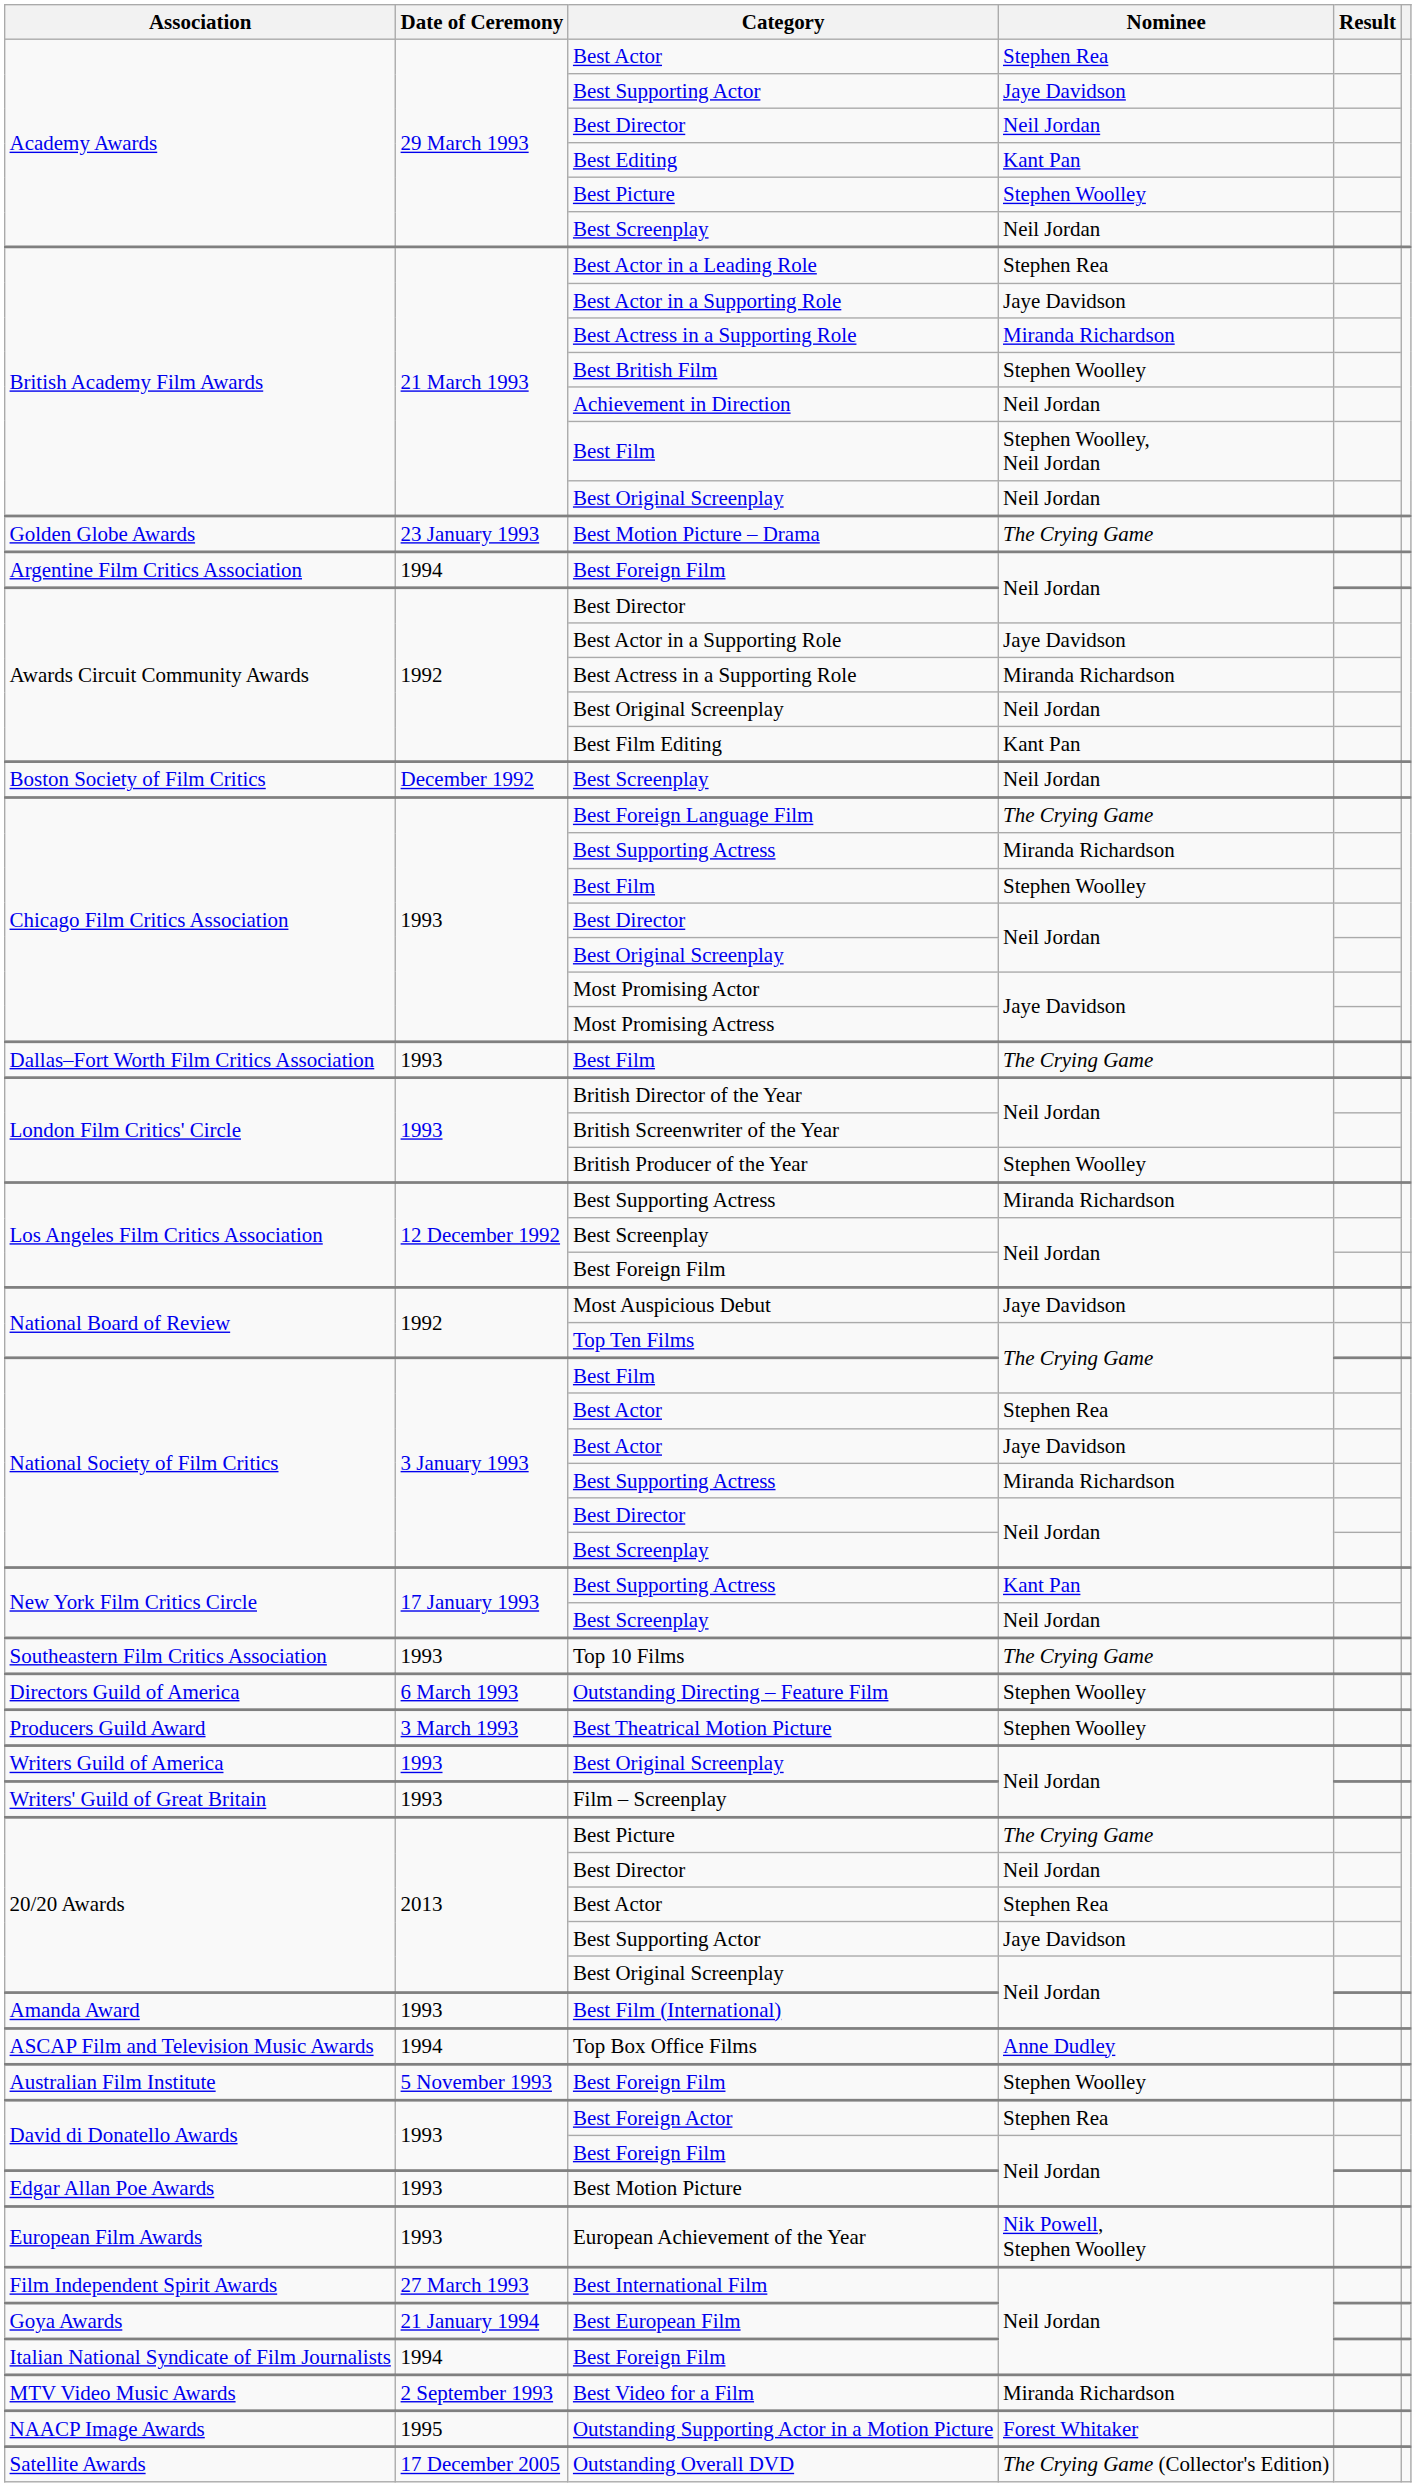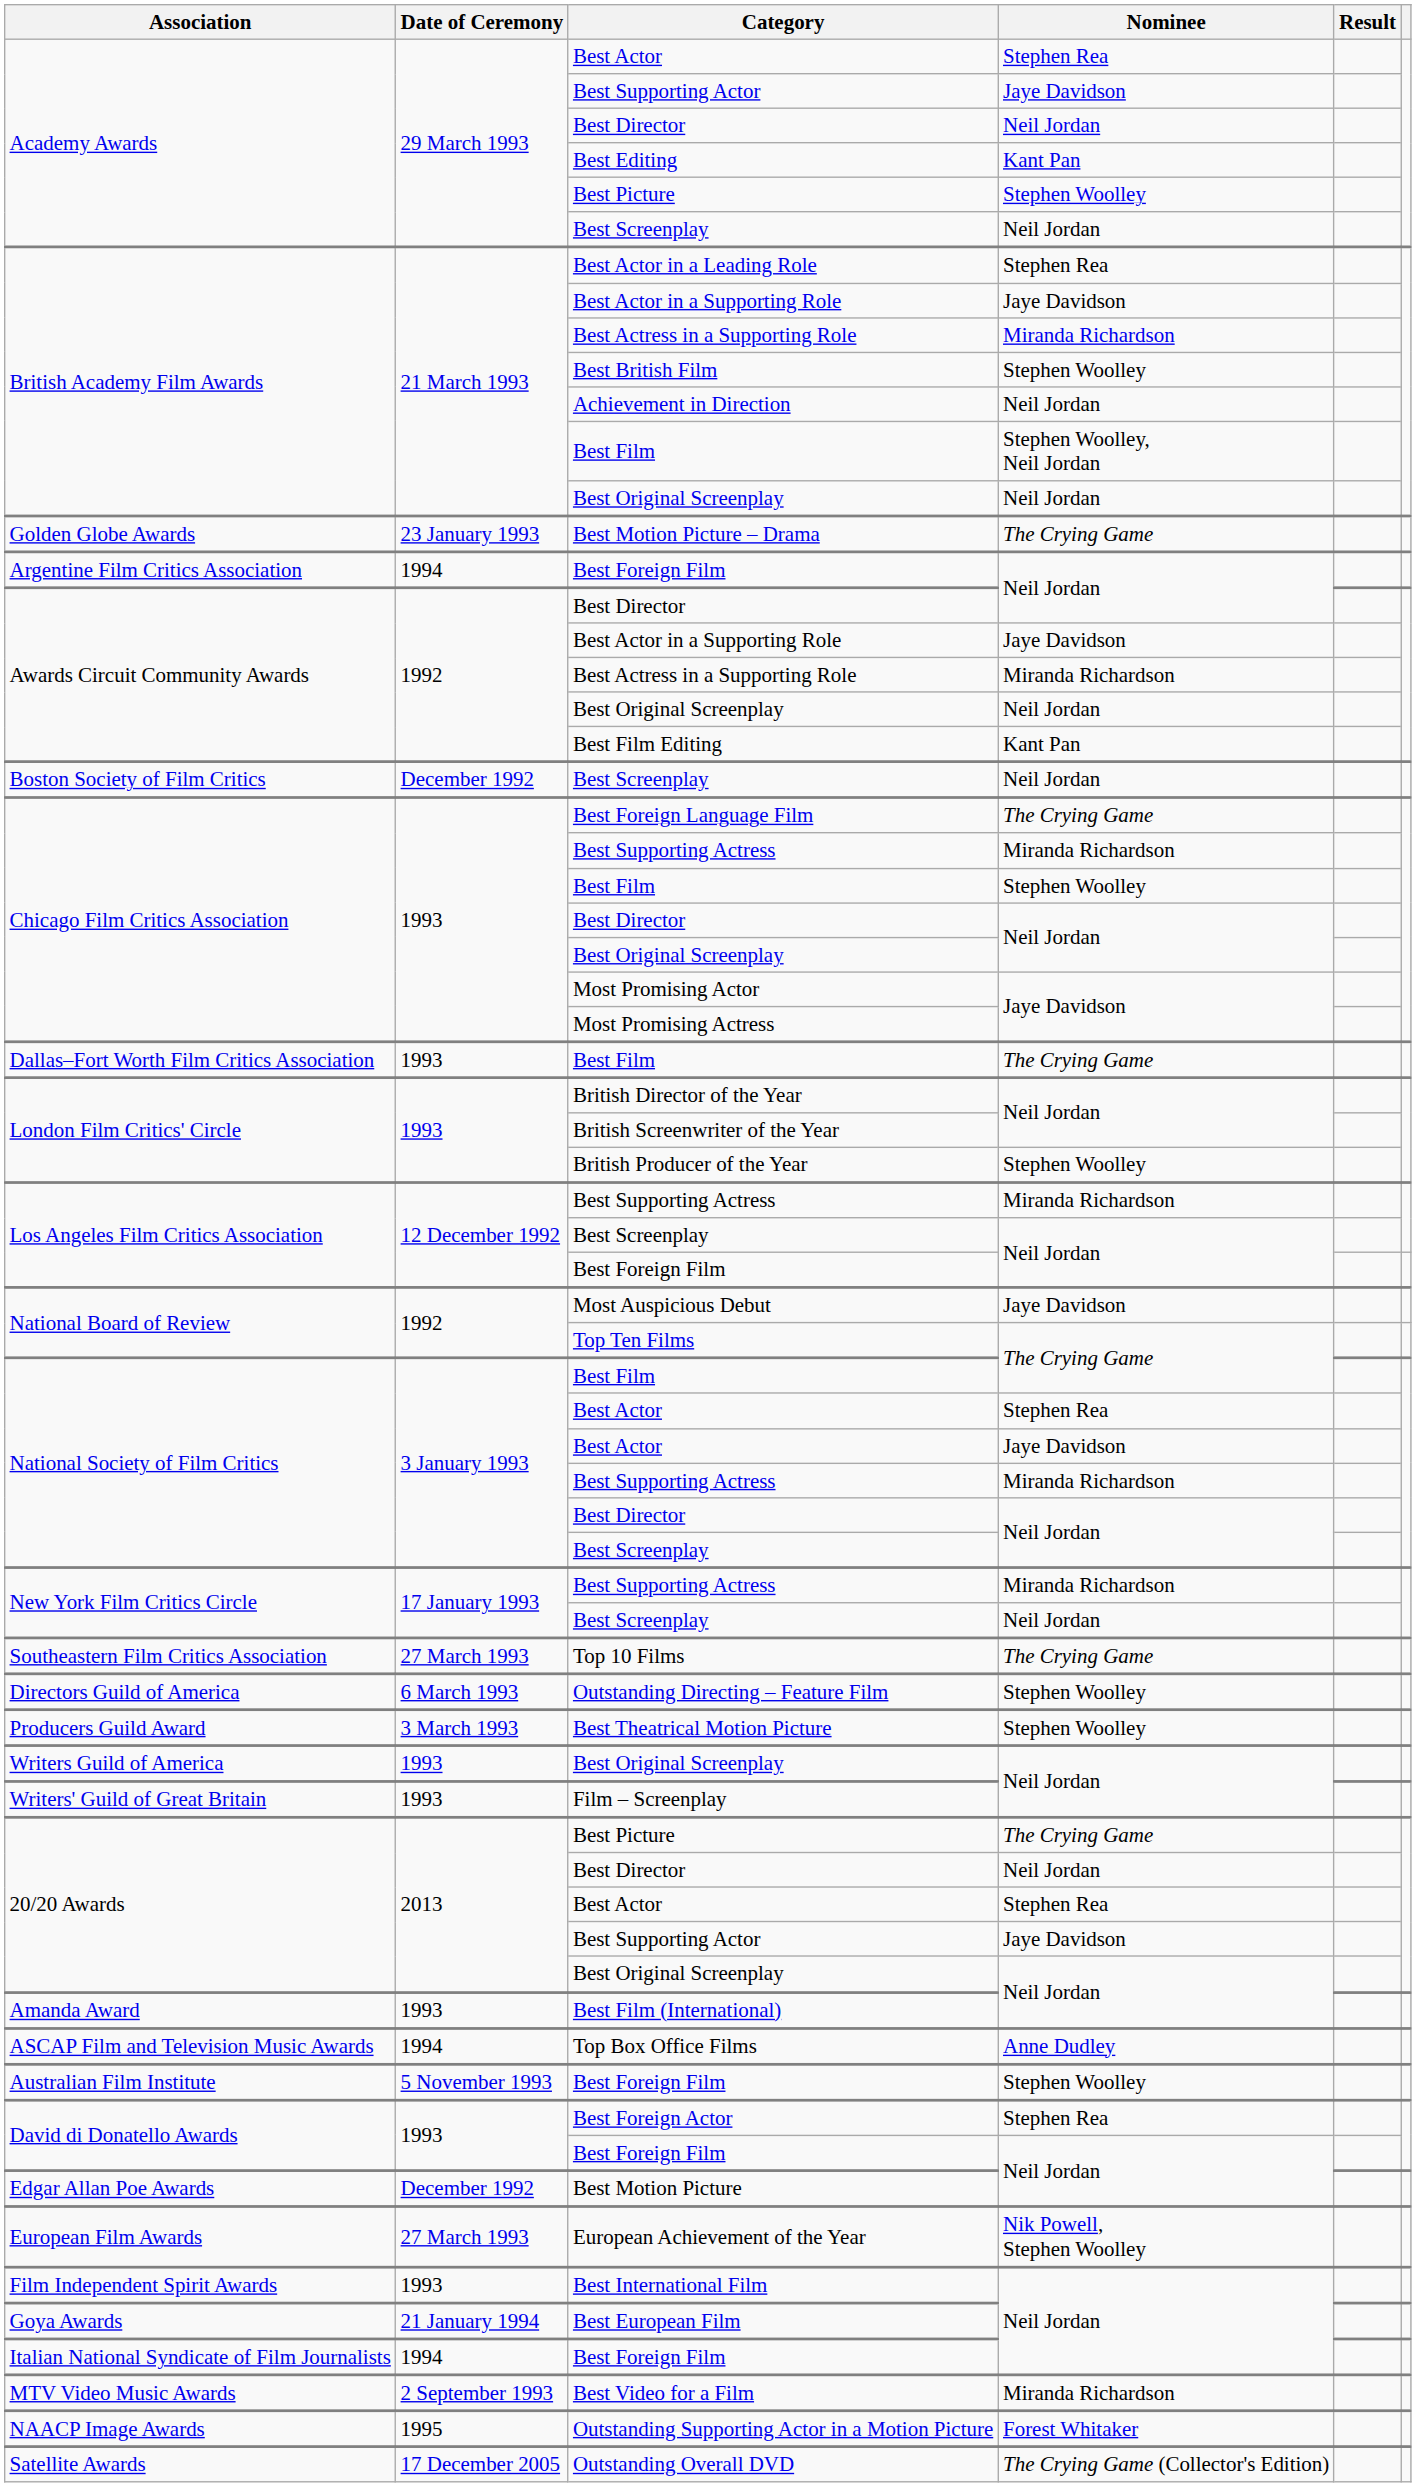(1042, 1585) Kant Pan -> (1089, 1585) Miranda Richardson
(422, 1655) 1993 -> (465, 1655) 27 March 1993
(422, 2188) 1993 -> (467, 2188) December 1992
(422, 2236) 1993 -> (465, 2236) 27 March 1993
(465, 2285) 27 March 1993 -> (422, 2285) 1993
